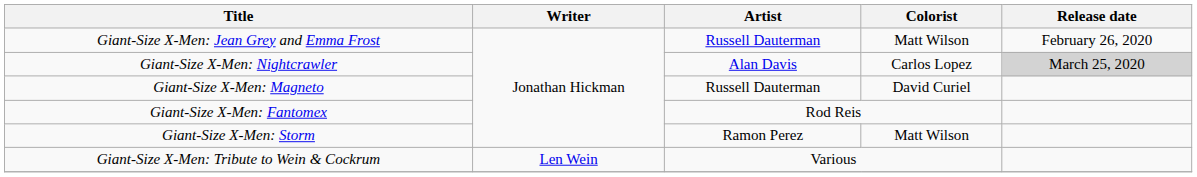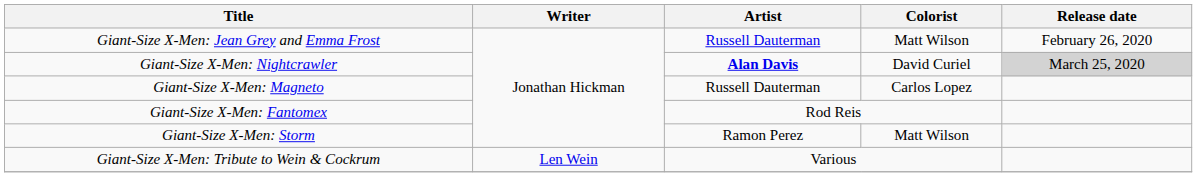(763, 64) normal -> (763, 64) bold
(932, 64) Carlos Lopez -> (932, 64) David Curiel
(932, 87) David Curiel -> (932, 87) Carlos Lopez
